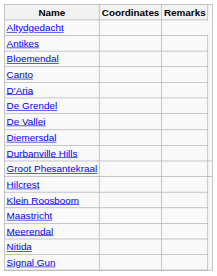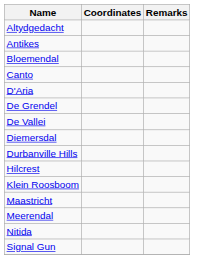- row: (52, 169)
